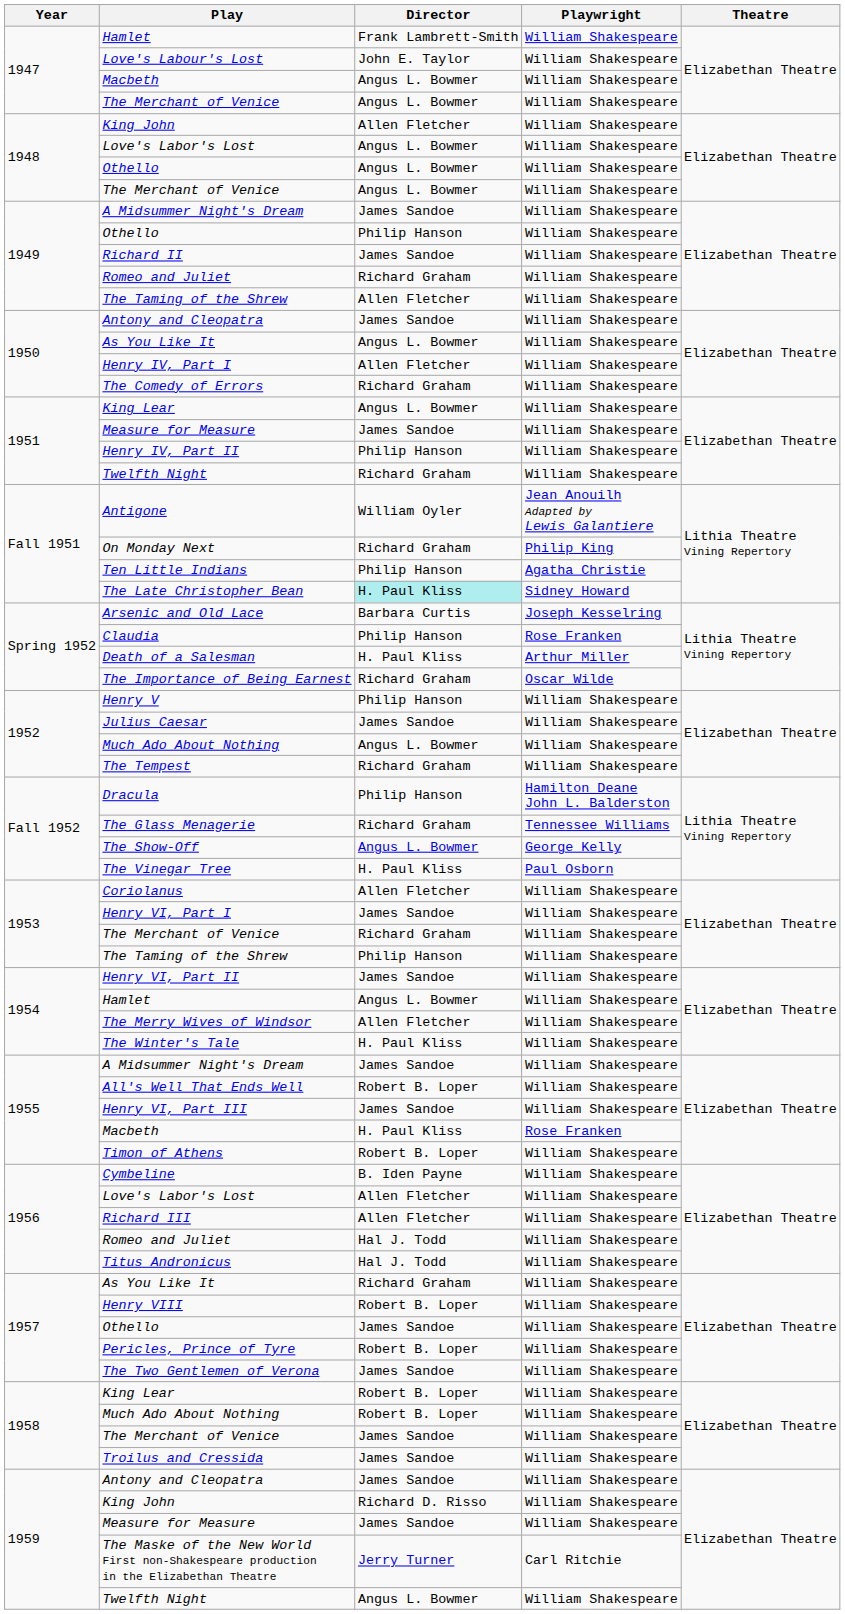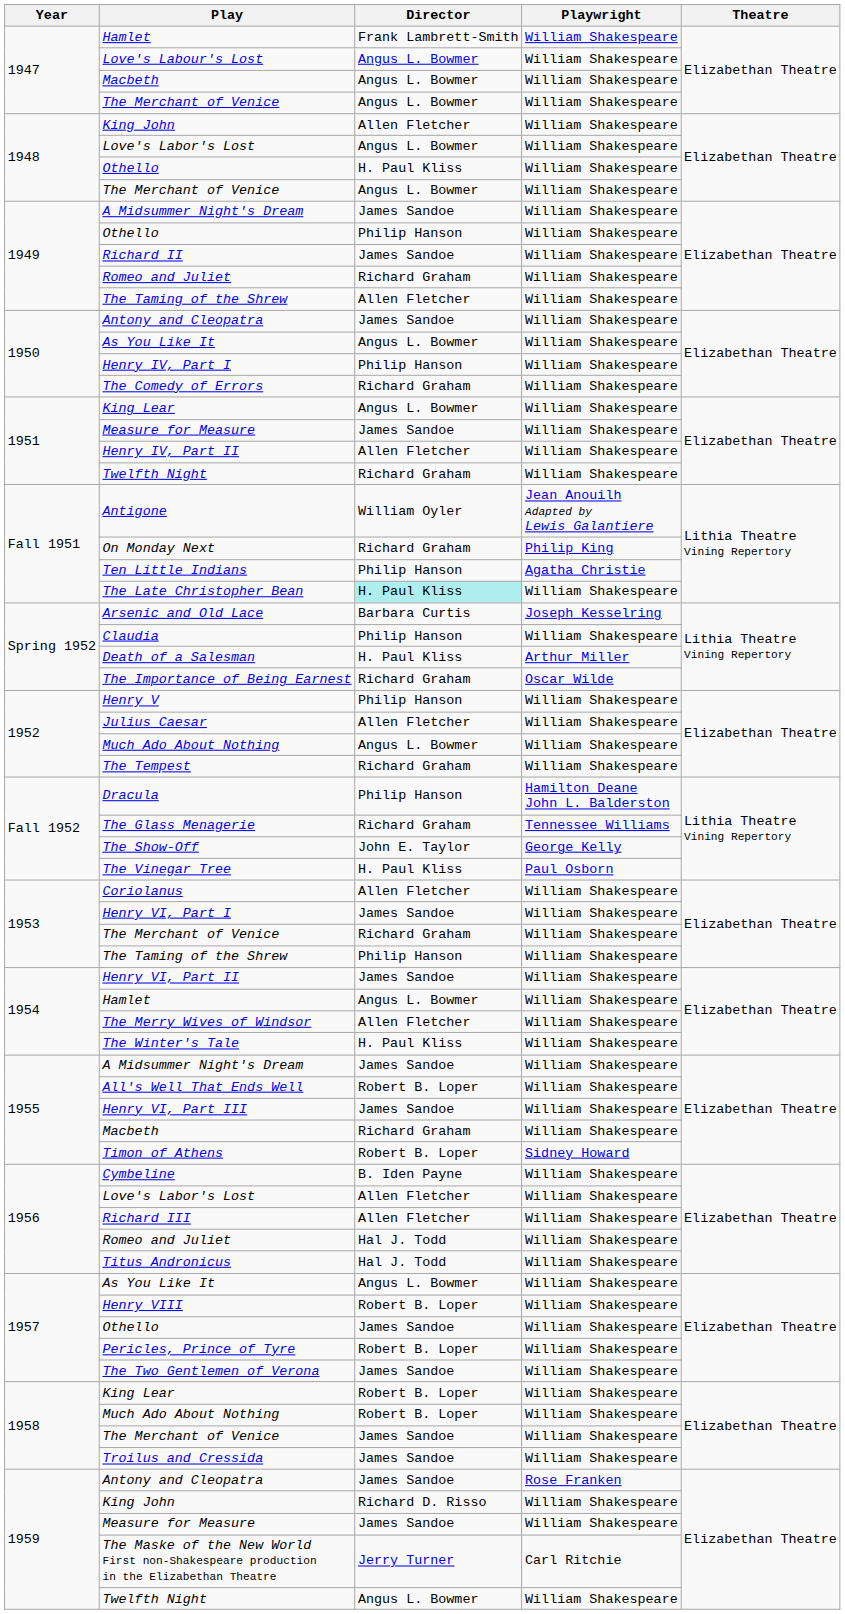(414, 59) John E. Taylor -> (418, 59) Angus L. Bowmer
(418, 168) Angus L. Bowmer -> (410, 168) H. Paul Kliss
(414, 365) Allen Fletcher -> (410, 365) Philip Hanson
(410, 452) Philip Hanson -> (414, 452) Allen Fletcher
(577, 592) Sidney Howard -> (601, 592) William Shakespeare
(573, 636) Rose Franken -> (601, 636) William Shakespeare
(406, 723) James Sandoe -> (414, 723) Allen Fletcher
(418, 847) Angus L. Bowmer -> (414, 847) John E. Taylor
(410, 1131) H. Paul Kliss -> (414, 1131) Richard Graham
(573, 1131) Rose Franken -> (601, 1131) William Shakespeare
(601, 1153) William Shakespeare -> (577, 1153) Sidney Howard
(414, 1284) Richard Graham -> (418, 1284) Angus L. Bowmer
(601, 1480) William Shakespeare -> (573, 1480) Rose Franken
